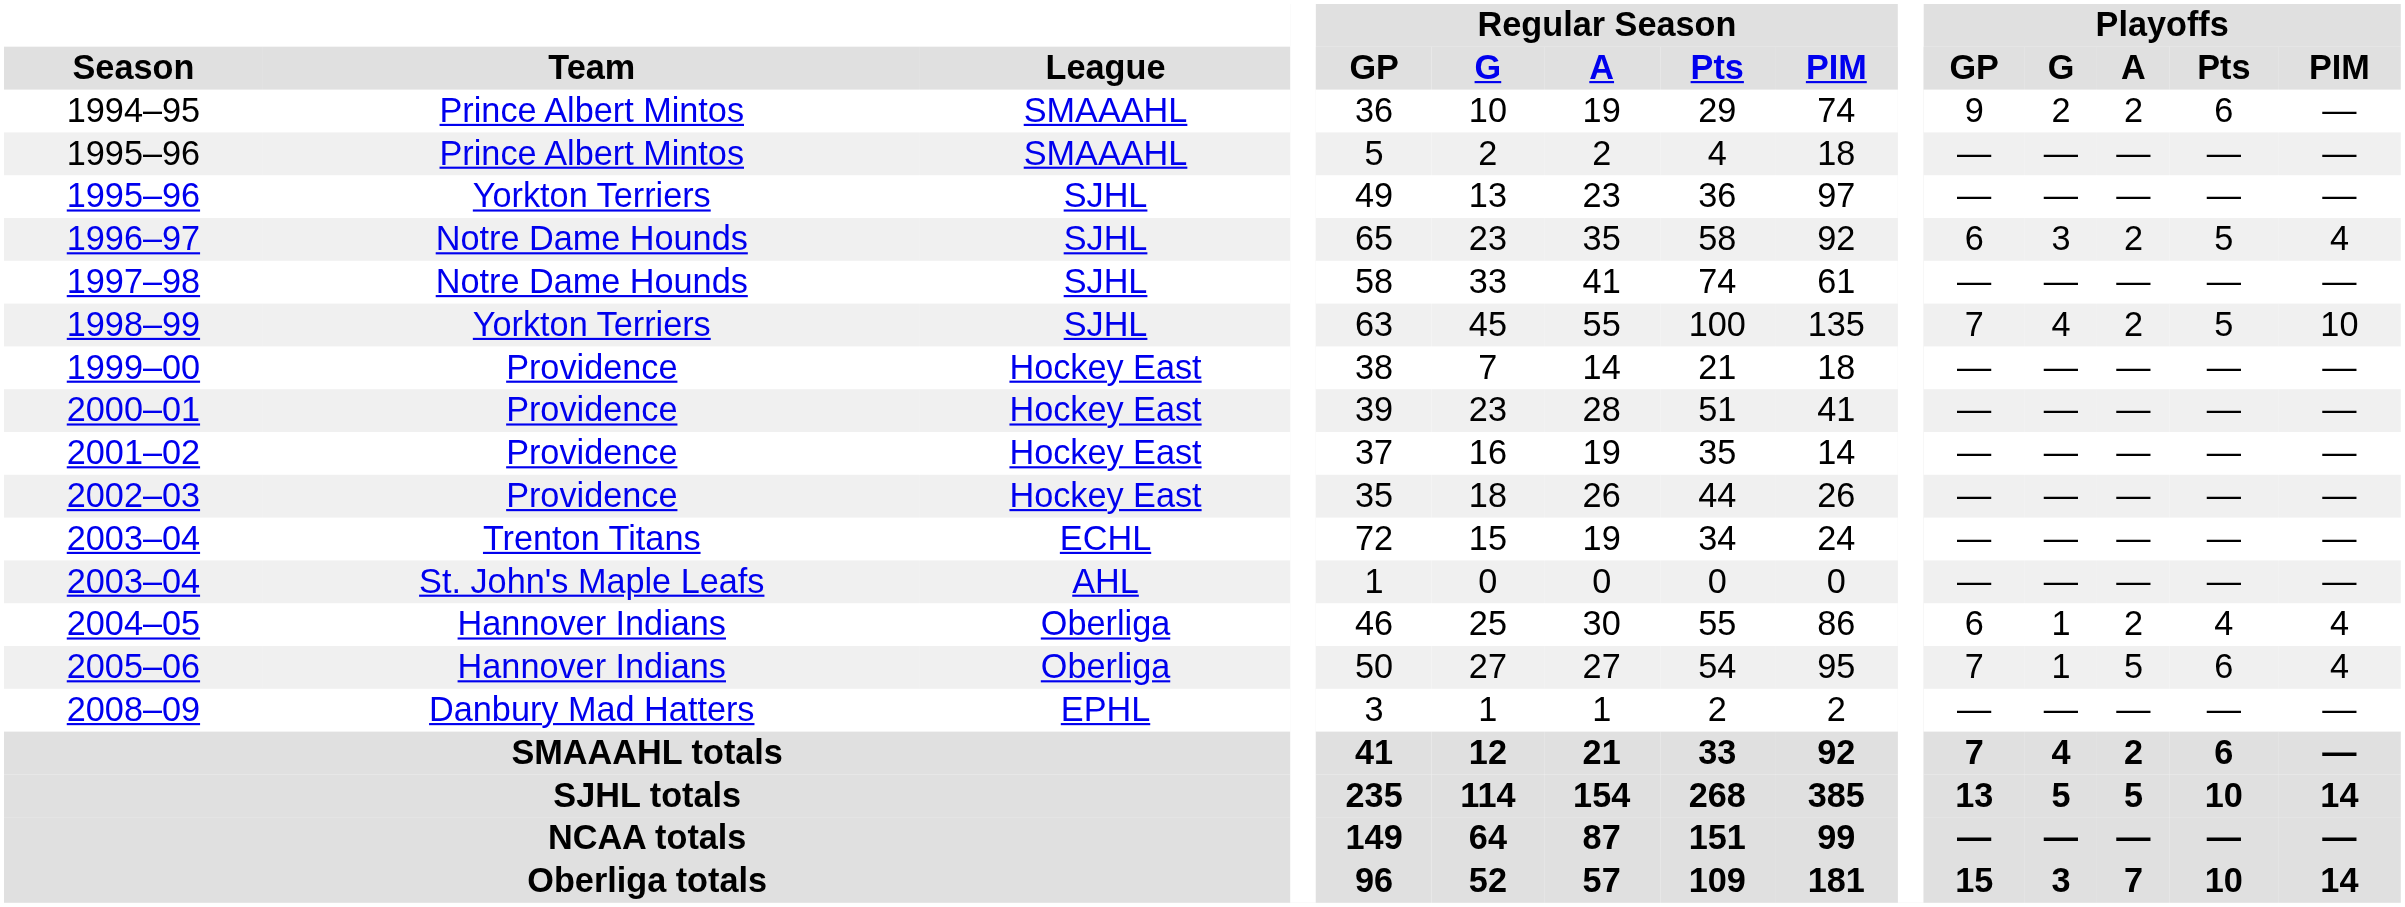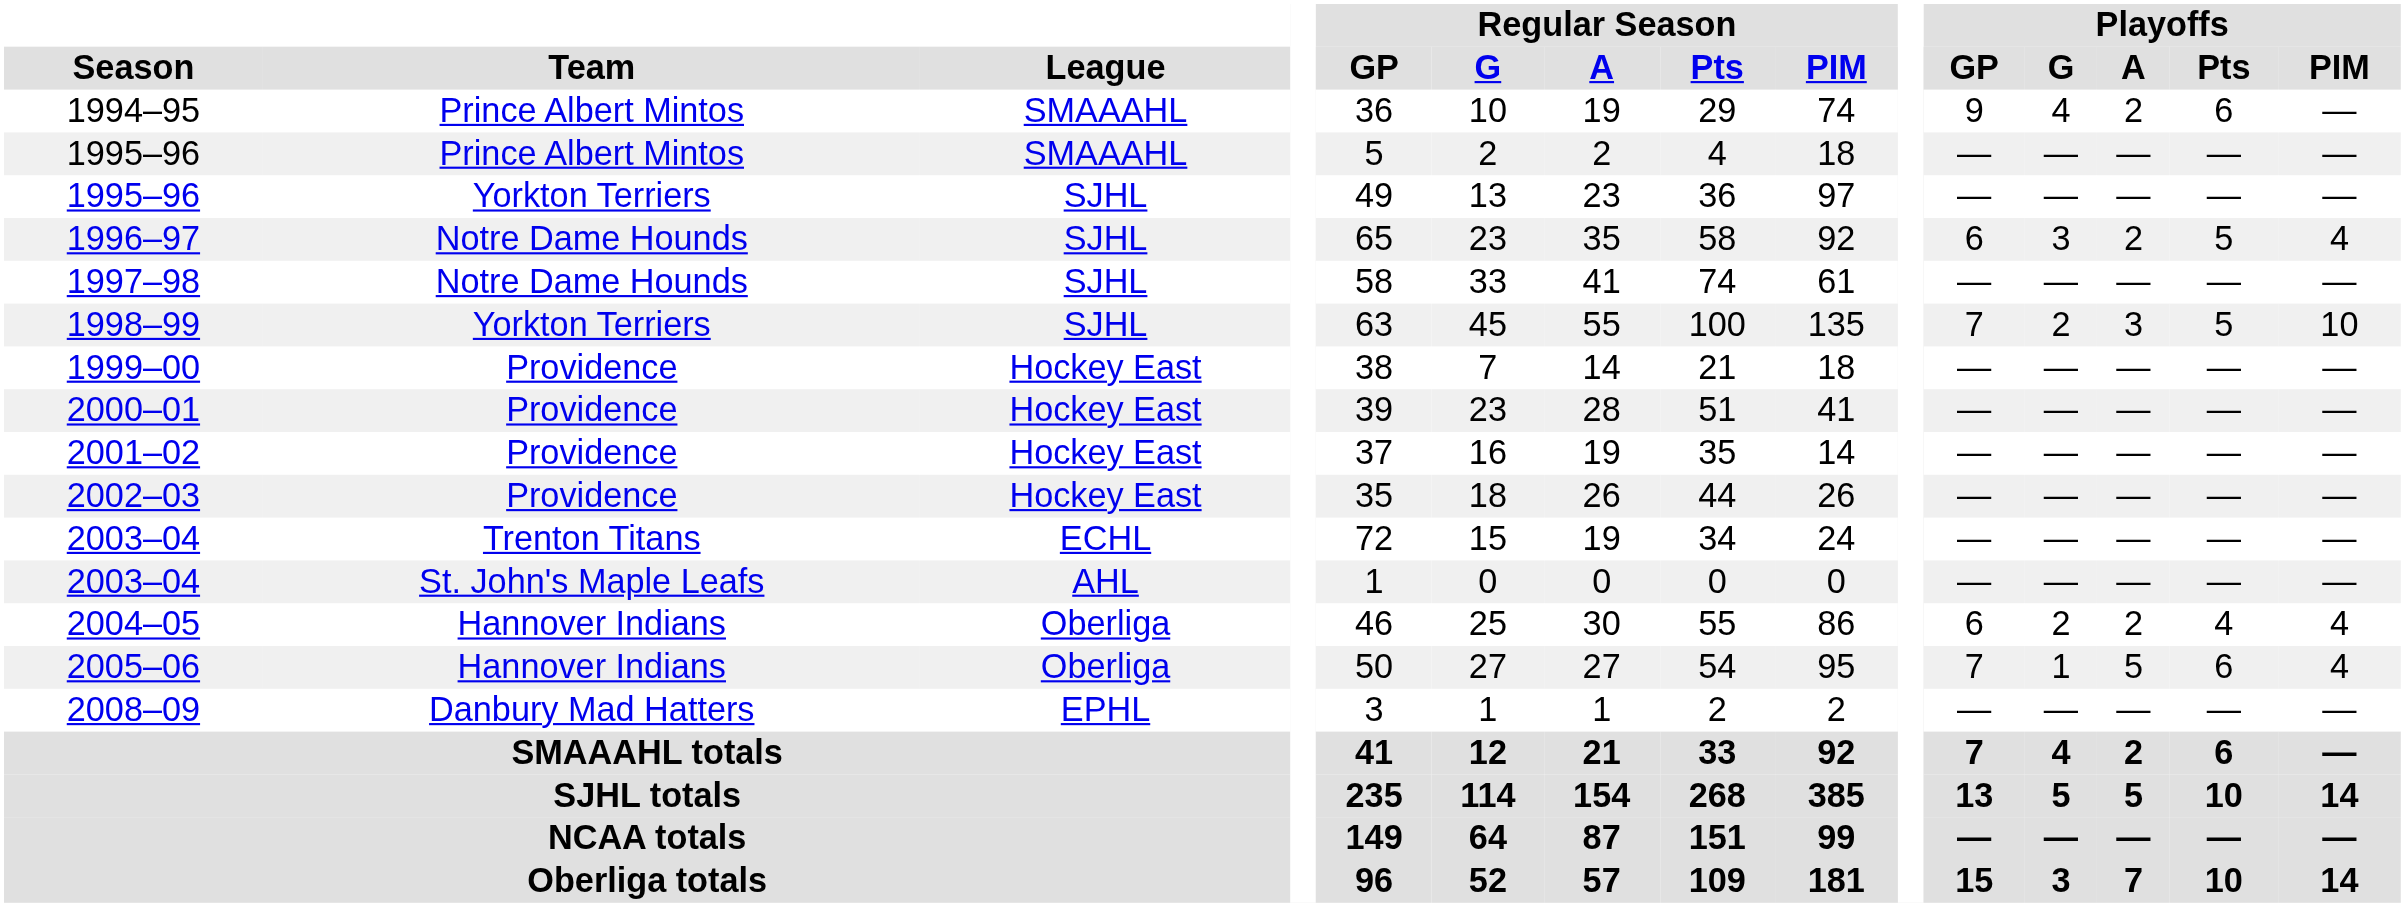(2061, 110) 2 -> (2061, 110) 4
(2061, 324) 4 -> (2061, 324) 2
(2133, 324) 2 -> (2133, 324) 3
(2061, 624) 1 -> (2061, 624) 2
